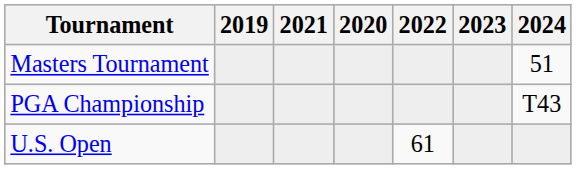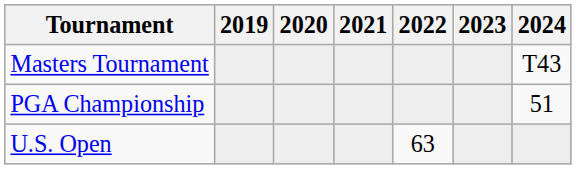columns swapped: (363, 24) <-> (304, 24)
(542, 64) 51 -> (542, 64) T43
(542, 104) T43 -> (542, 104) 51
(423, 144) 61 -> (423, 144) 63
